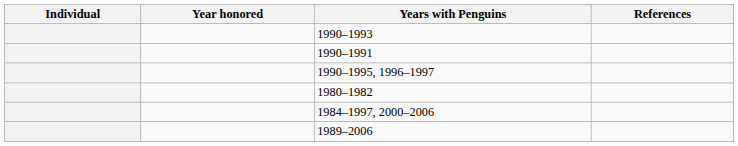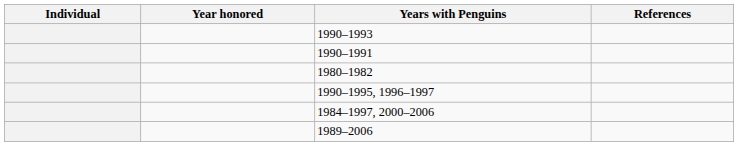rows swapped: (345, 92) <-> (376, 72)
